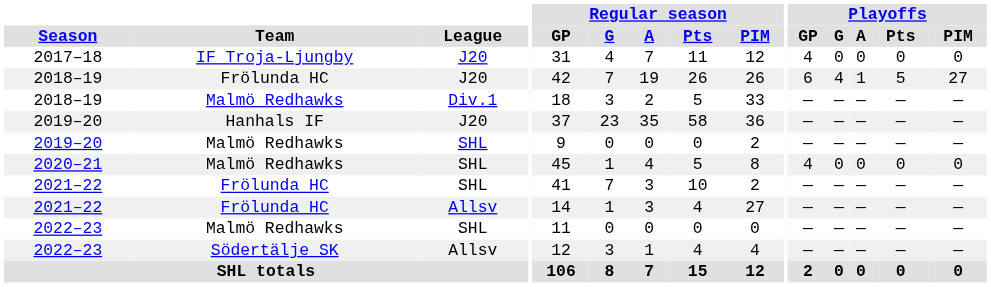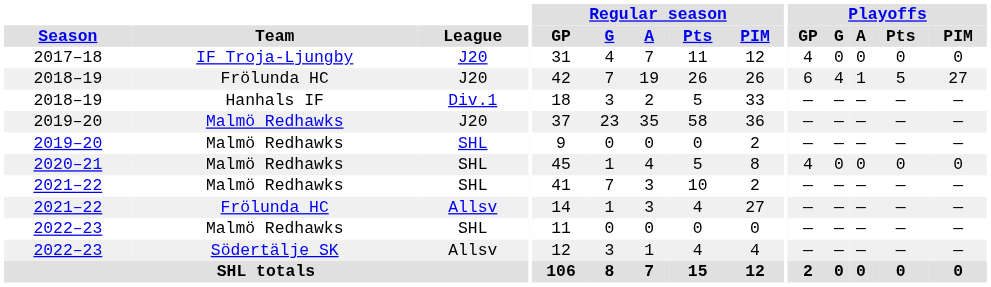(275, 100) Malmö Redhawks -> (275, 100) Hanhals IF
(275, 122) Hanhals IF -> (275, 122) Malmö Redhawks
(275, 186) Frölunda HC -> (275, 186) Malmö Redhawks
